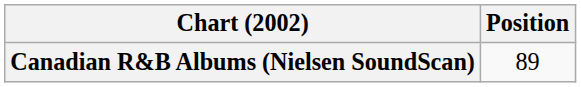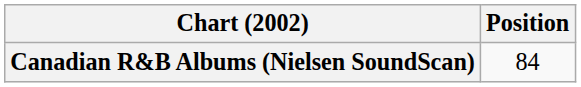(528, 61) 89 -> (528, 61) 84
